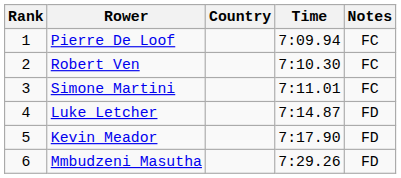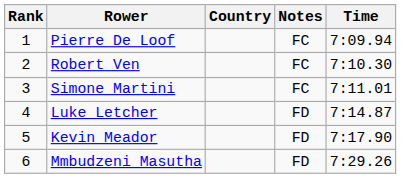columns swapped: (309, 17) <-> (370, 17)
